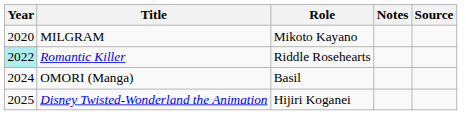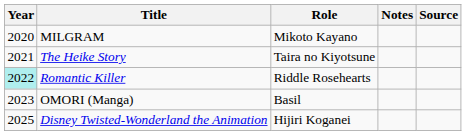+ row: (83, 57)
(21, 78) 2024 -> (21, 99) 2023
